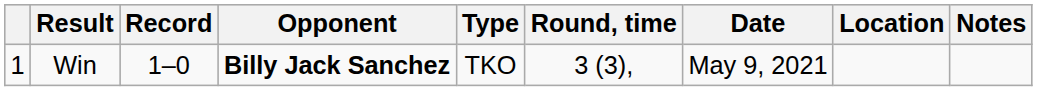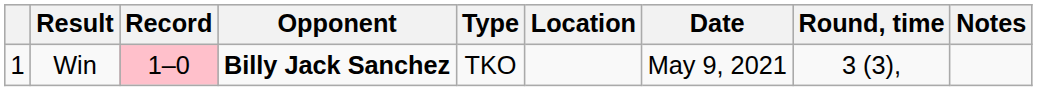columns swapped: (604, 24) <-> (892, 24)
(169, 64) no background -> (169, 64) pink background
